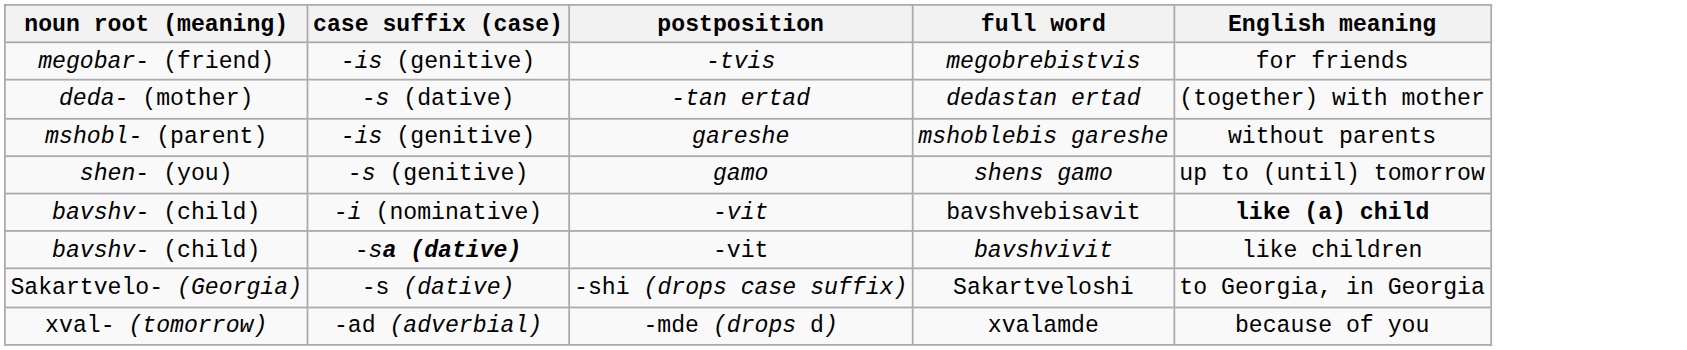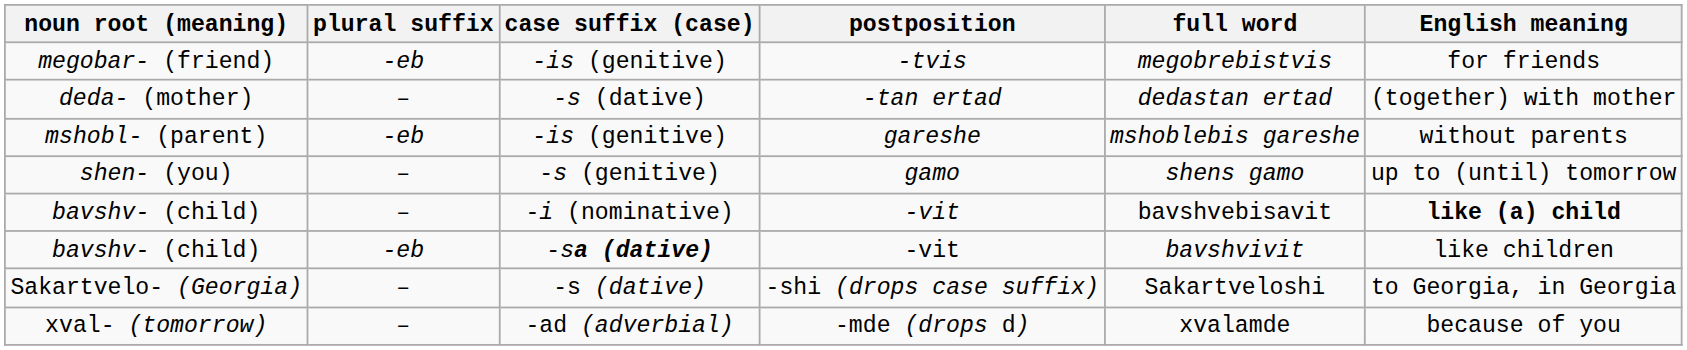+ column: (403, 23)
